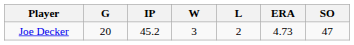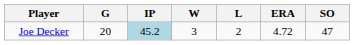(150, 31) no background -> (150, 31) lightblue background
(283, 31) 4.73 -> (283, 31) 4.72
